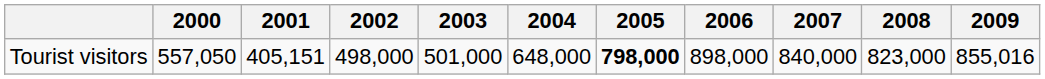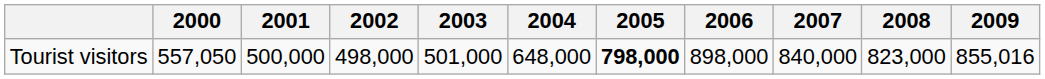(286, 56) 405,151 -> (286, 56) 500,000
